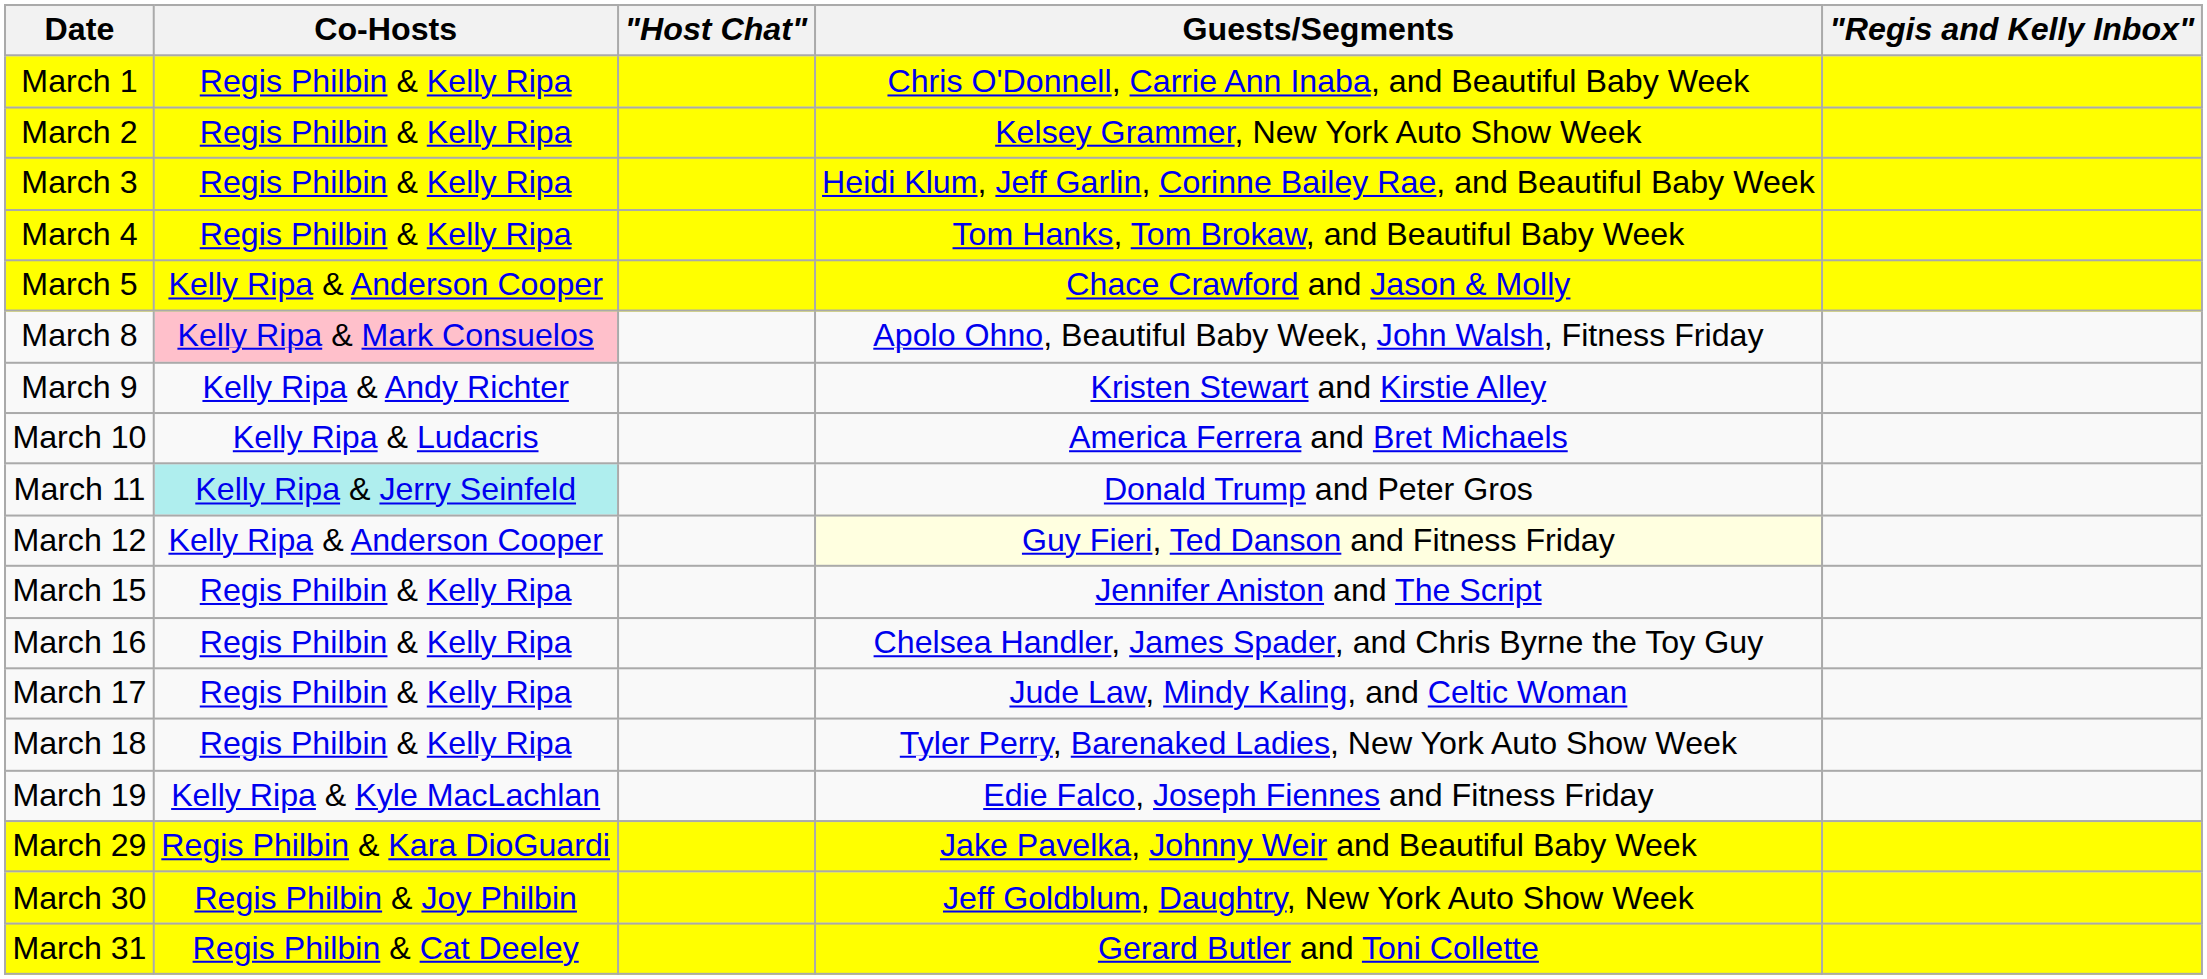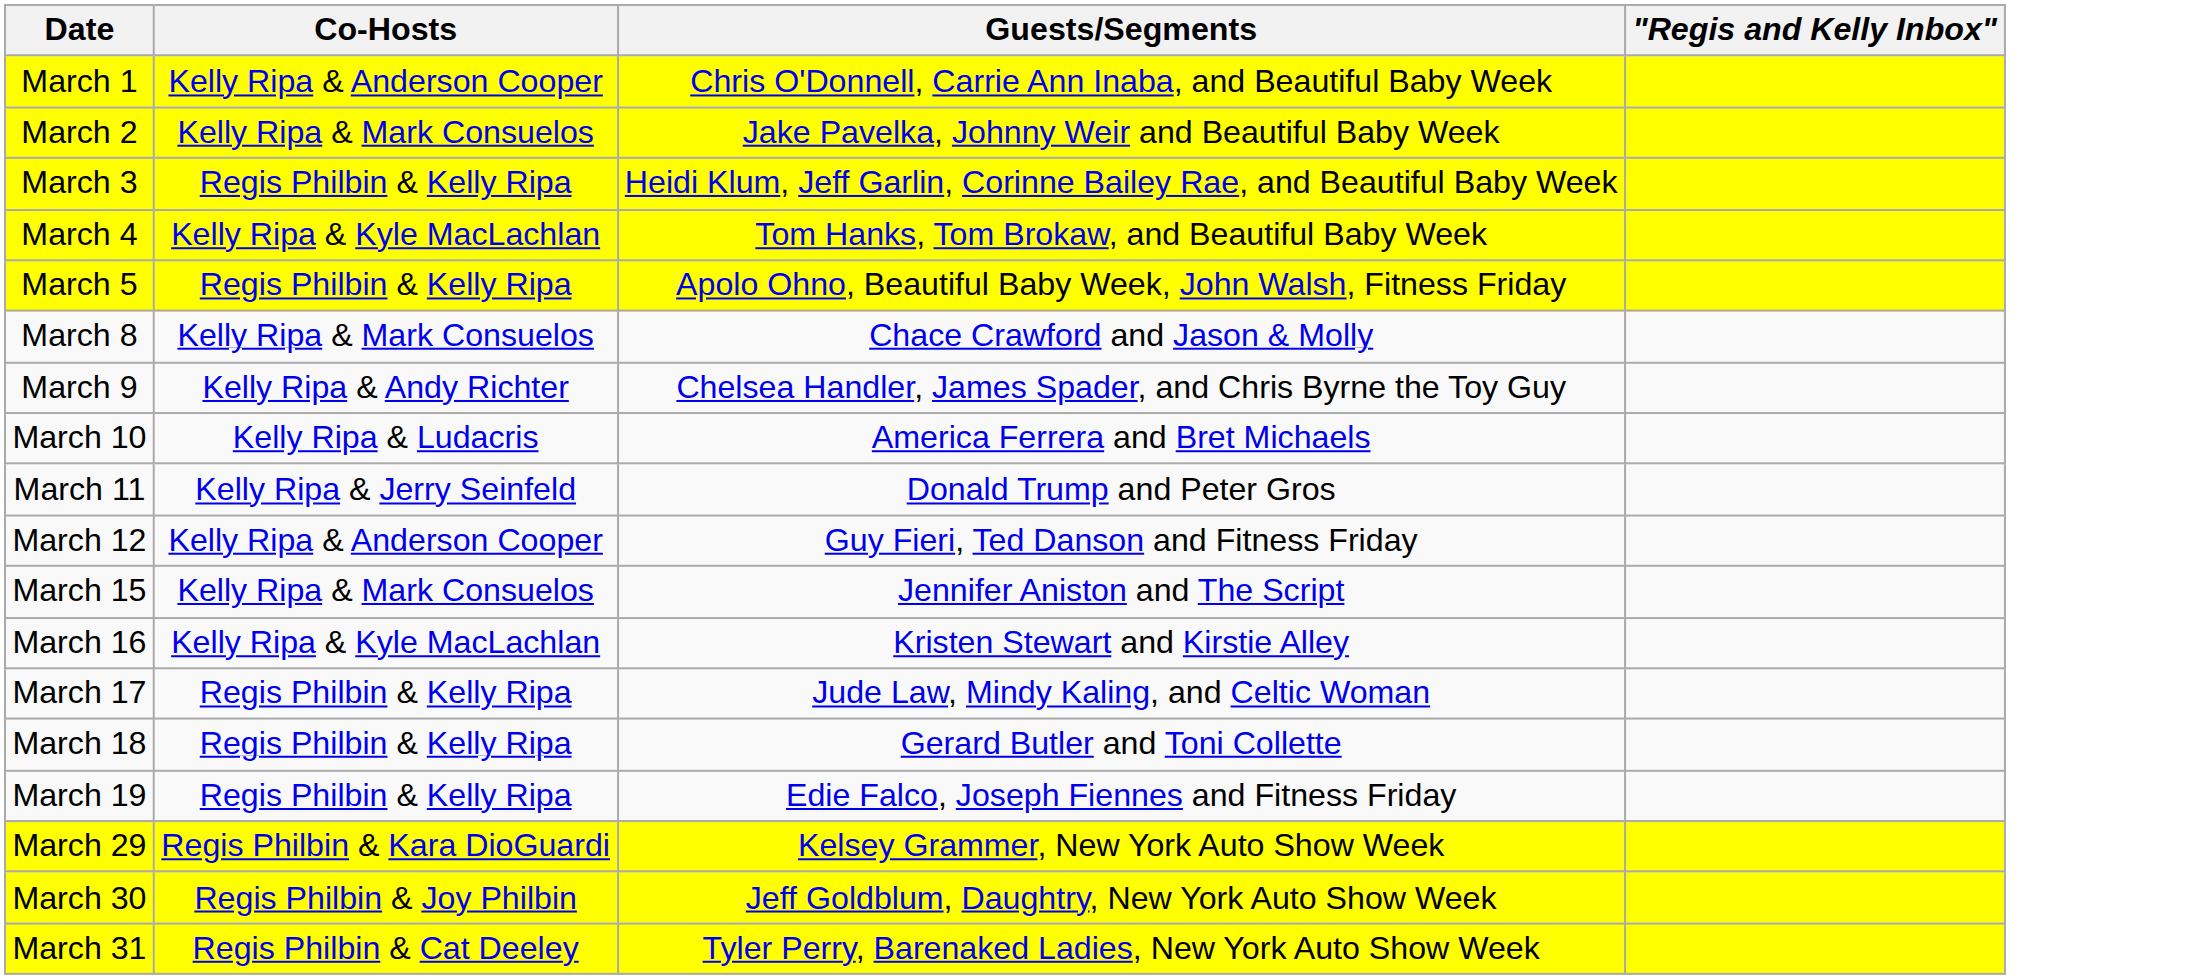- column: (716, 30)
(386, 81) Regis Philbin & Kelly Ripa -> (386, 81) Kelly Ripa & Anderson Cooper
(386, 132) Regis Philbin & Kelly Ripa -> (386, 132) Kelly Ripa & Mark Consuelos
(1318, 132) Kelsey Grammer, New York Auto Show Week -> (1121, 132) Jake Pavelka, Johnny Weir and Beautiful Baby Week
(386, 234) Regis Philbin & Kelly Ripa -> (386, 234) Kelly Ripa & Kyle MacLachlan
(386, 285) Kelly Ripa & Anderson Cooper -> (386, 285) Regis Philbin & Kelly Ripa
(1318, 285) Chace Crawford and Jason & Molly -> (1121, 285) Apolo Ohno, Beautiful Baby Week, John Walsh, Fitness Friday
(386, 336) pink background -> (386, 336) no background
(1318, 336) Apolo Ohno, Beautiful Baby Week, John Walsh, Fitness Friday -> (1121, 336) Chace Crawford and Jason & Molly
(1318, 387) Kristen Stewart and Kirstie Alley -> (1121, 387) Chelsea Handler, James Spader, and Chris Byrne the Toy Guy
(386, 489) paleturquoise background -> (386, 489) no background
(1318, 540) lightyellow background -> (1121, 540) no background
(386, 591) Regis Philbin & Kelly Ripa -> (386, 591) Kelly Ripa & Mark Consuelos
(386, 642) Regis Philbin & Kelly Ripa -> (386, 642) Kelly Ripa & Kyle MacLachlan
(1318, 642) Chelsea Handler, James Spader, and Chris Byrne the Toy Guy -> (1121, 642) Kristen Stewart and Kirstie Alley
(1318, 744) Tyler Perry, Barenaked Ladies, New York Auto Show Week -> (1121, 744) Gerard Butler and Toni Collette
(386, 795) Kelly Ripa & Kyle MacLachlan -> (386, 795) Regis Philbin & Kelly Ripa
(1318, 846) Jake Pavelka, Johnny Weir and Beautiful Baby Week -> (1121, 846) Kelsey Grammer, New York Auto Show Week
(1318, 948) Gerard Butler and Toni Collette -> (1121, 948) Tyler Perry, Barenaked Ladies, New York Auto Show Week
